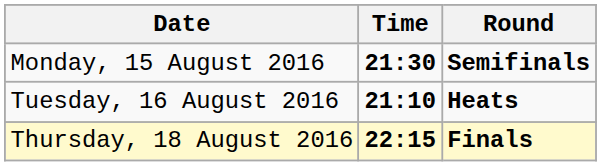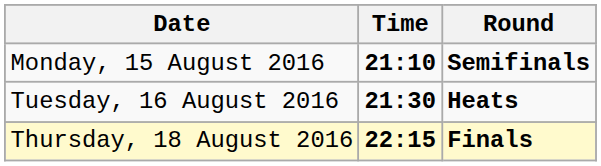(400, 63) 21:30 -> (400, 63) 21:10
(400, 102) 21:10 -> (400, 102) 21:30
